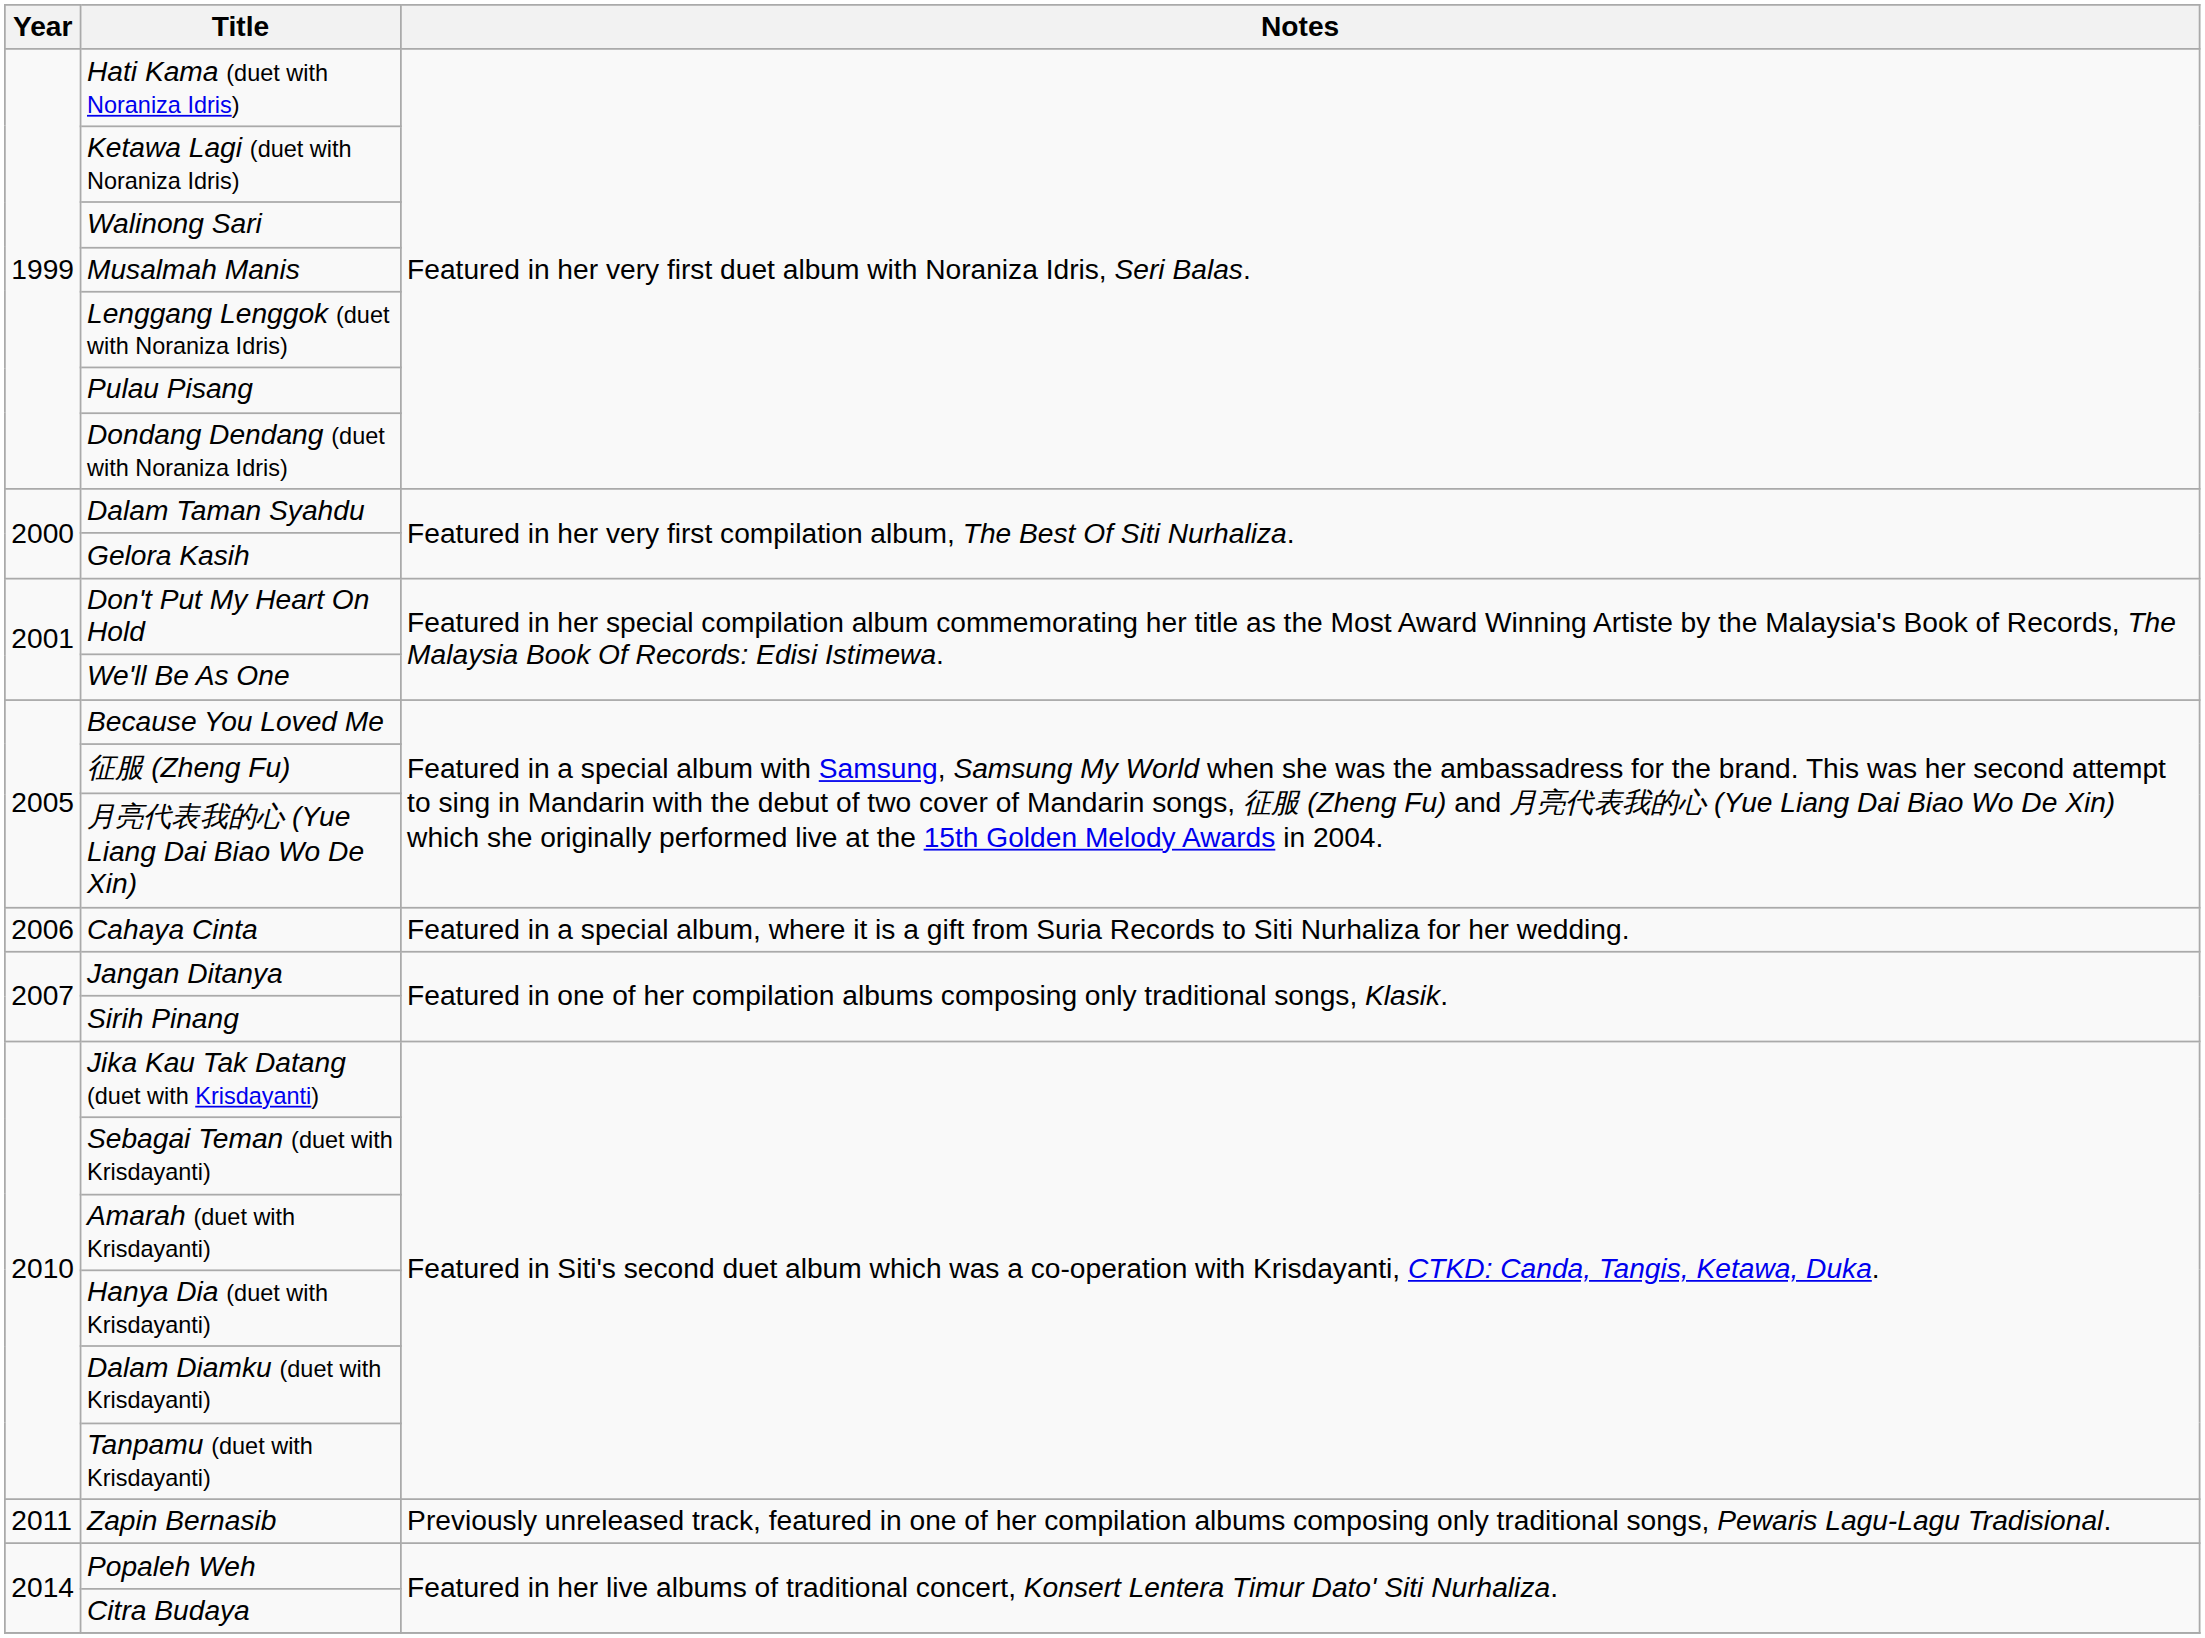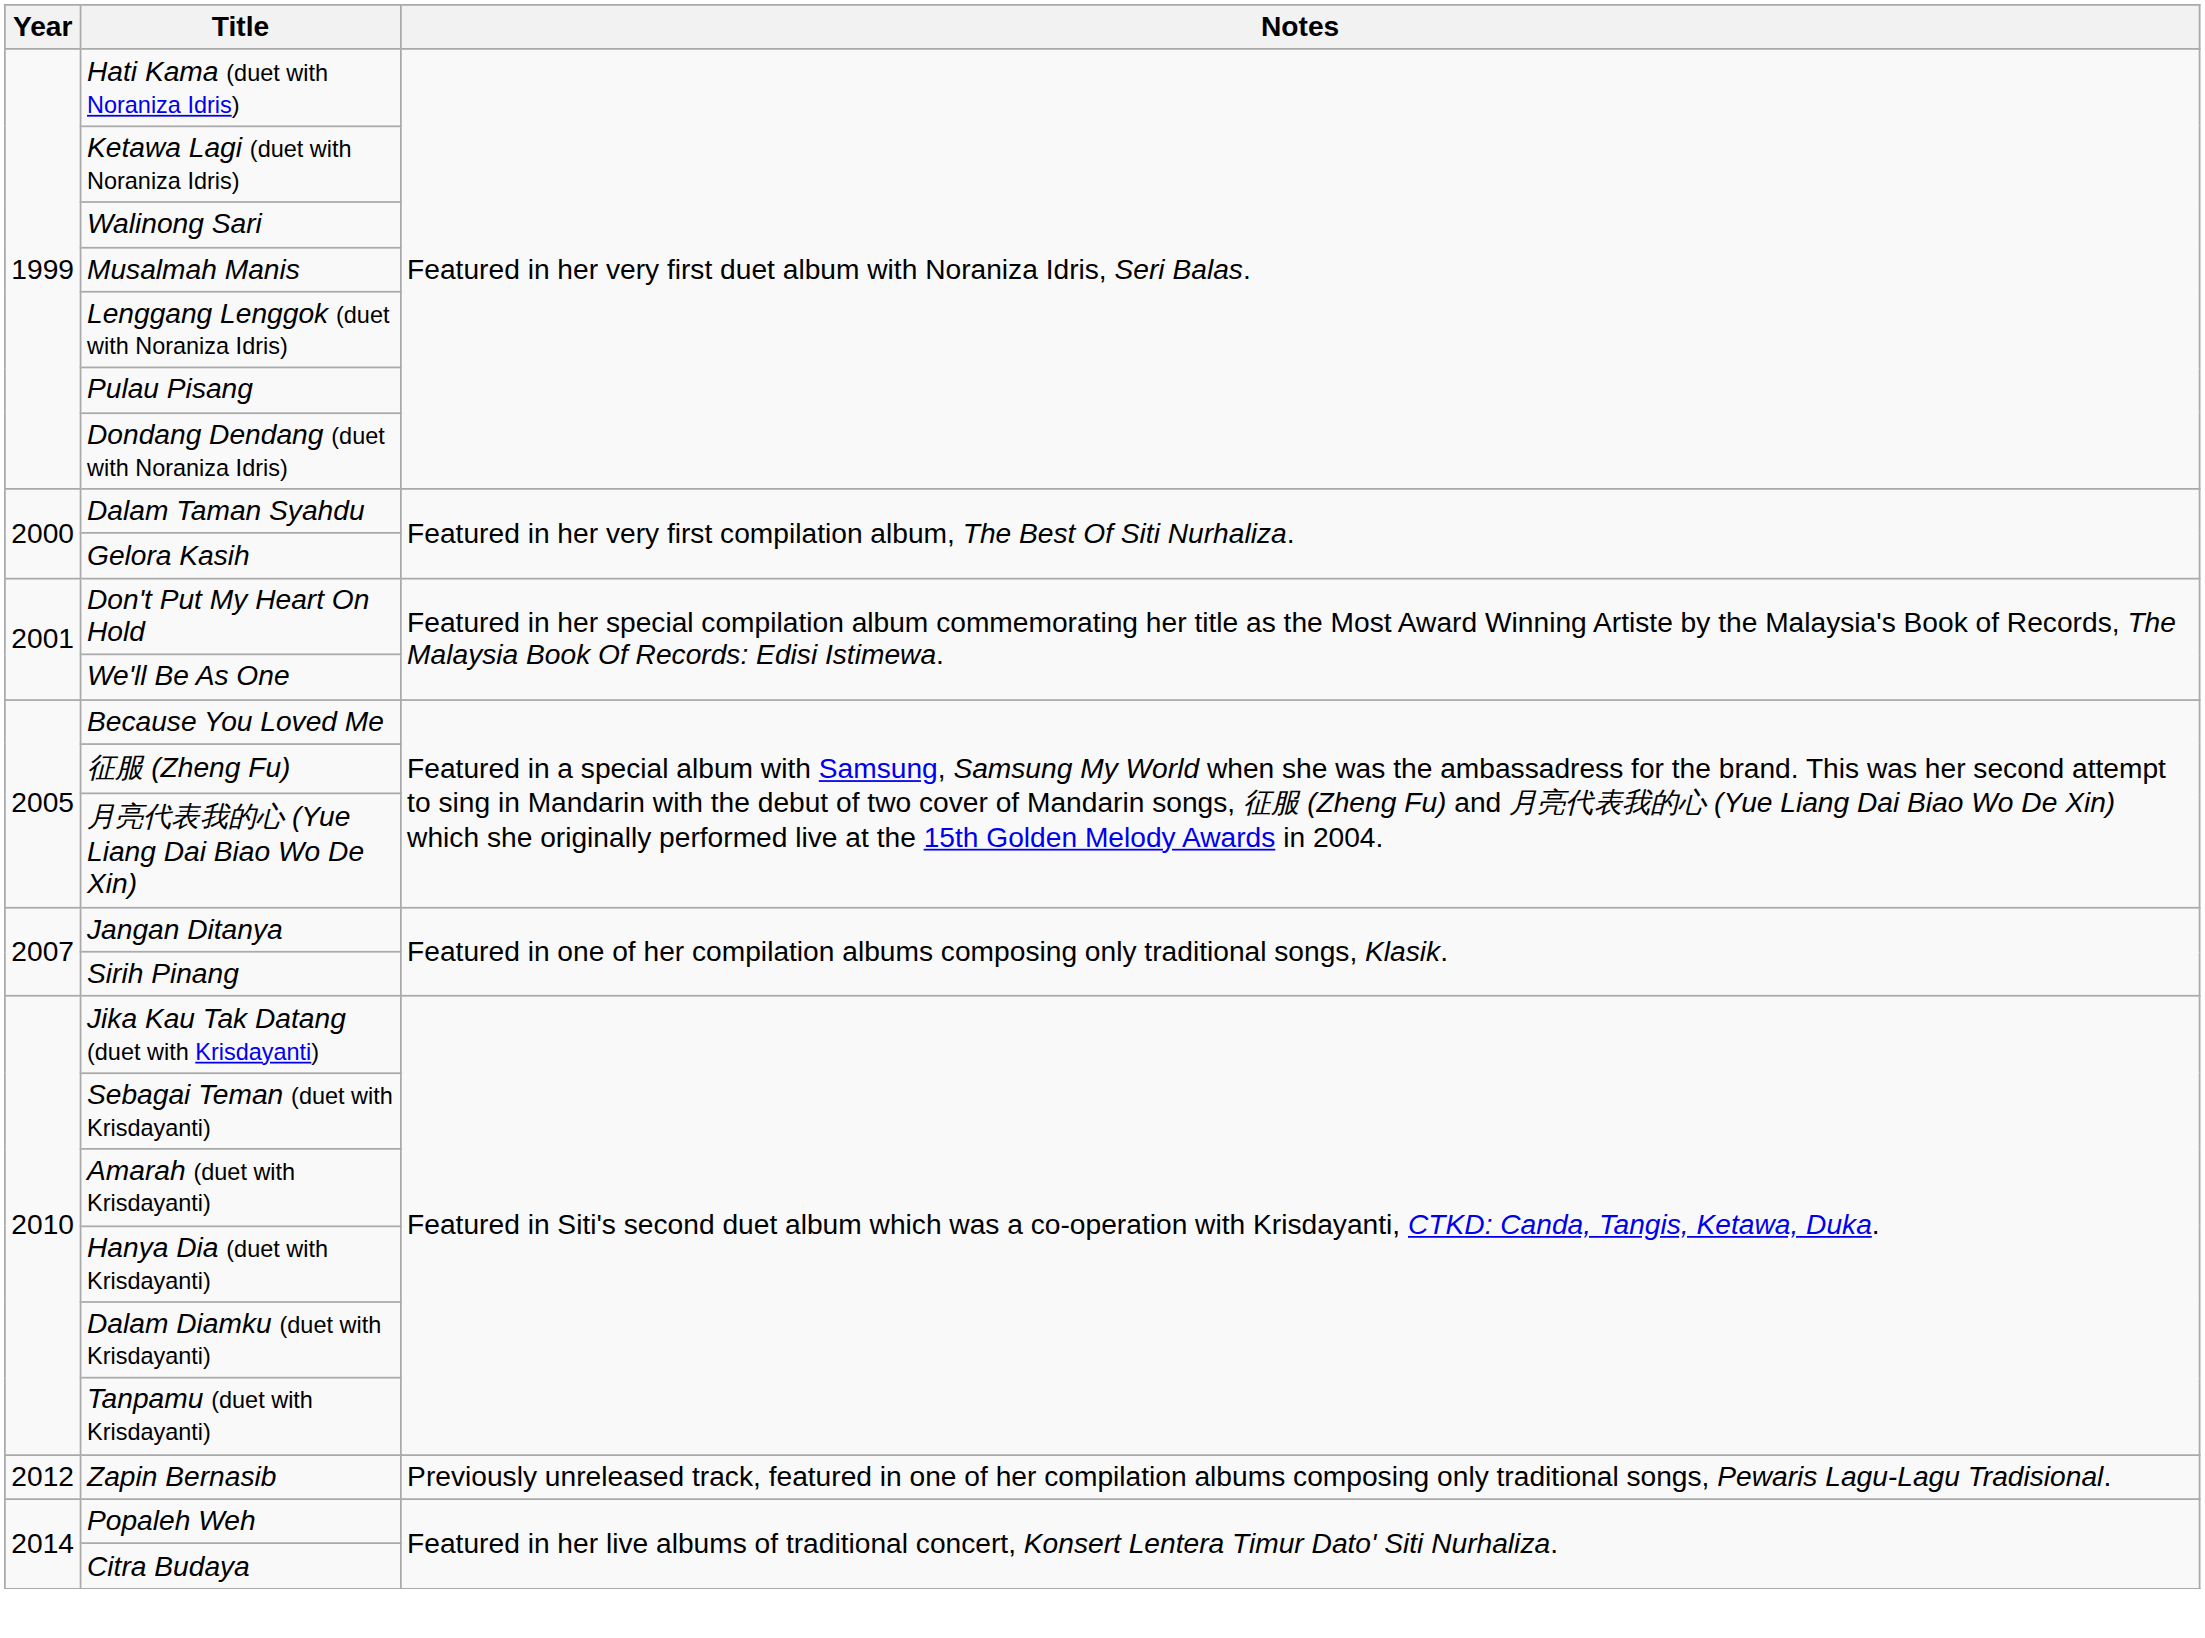- row: (172, 929)
(42, 1521) 2011 -> (43, 1476) 2012
